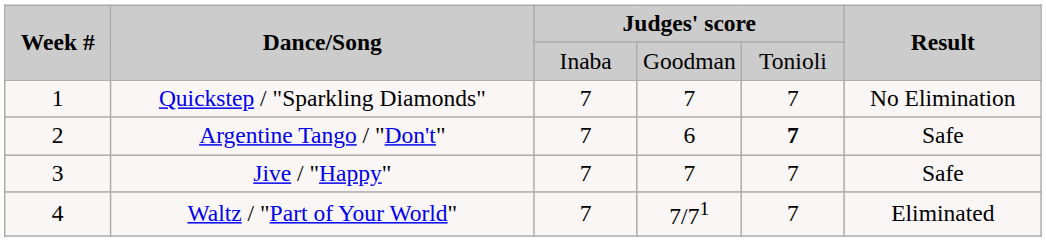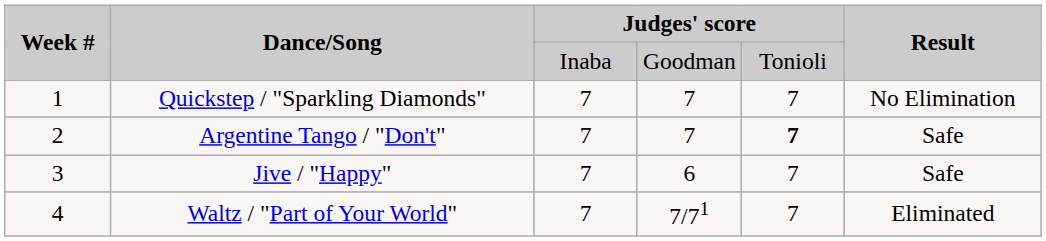(689, 135) 6 -> (689, 135) 7
(689, 172) 7 -> (689, 172) 6
